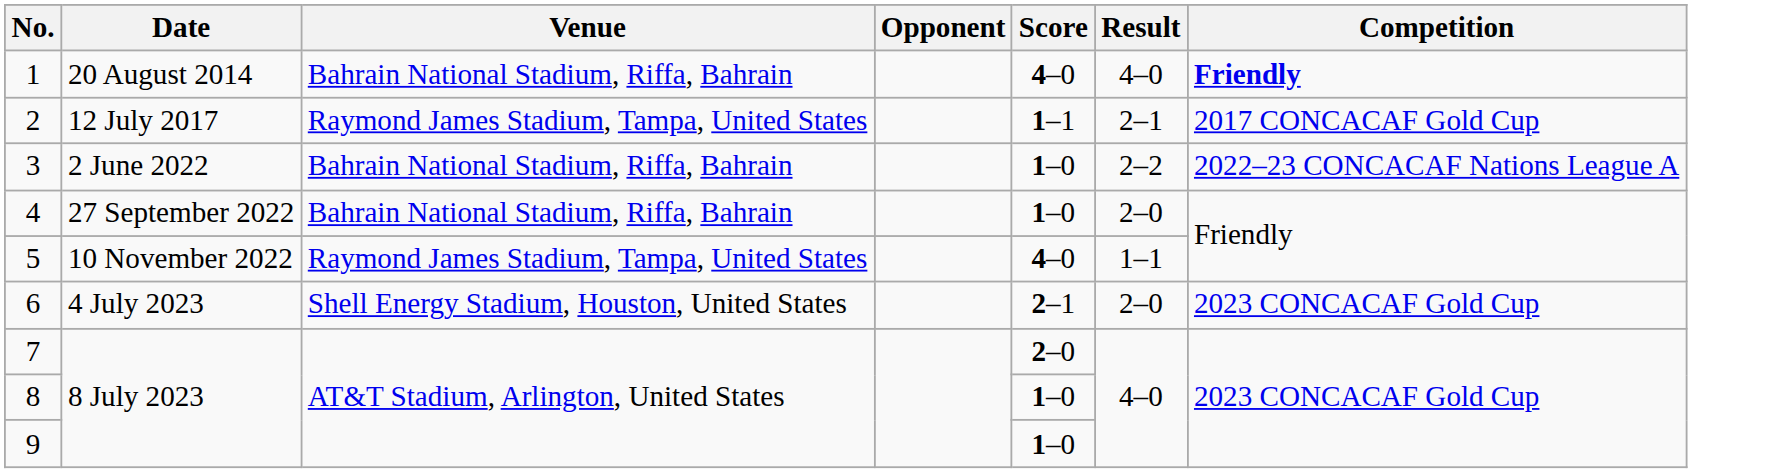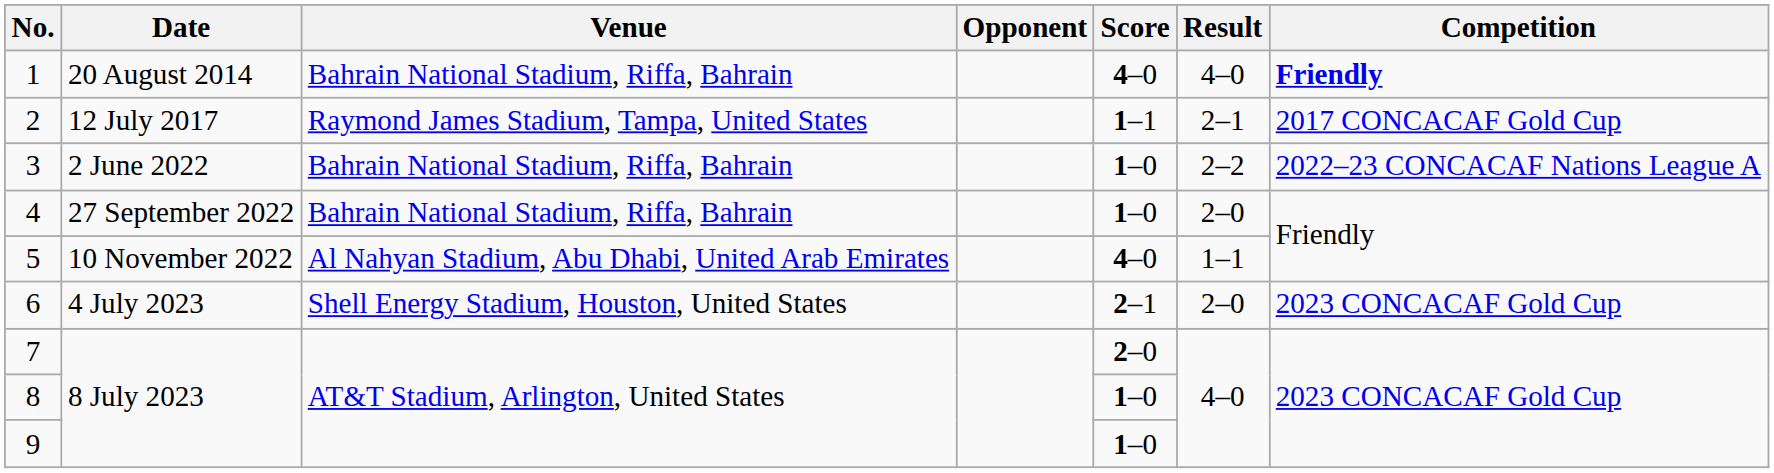(588, 258) Raymond James Stadium, Tampa, United States -> (628, 258) Al Nahyan Stadium, Abu Dhabi, United Arab Emirates
